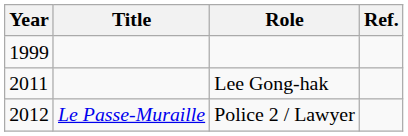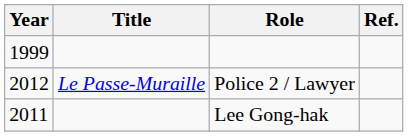rows swapped: (271, 83) <-> (285, 114)
